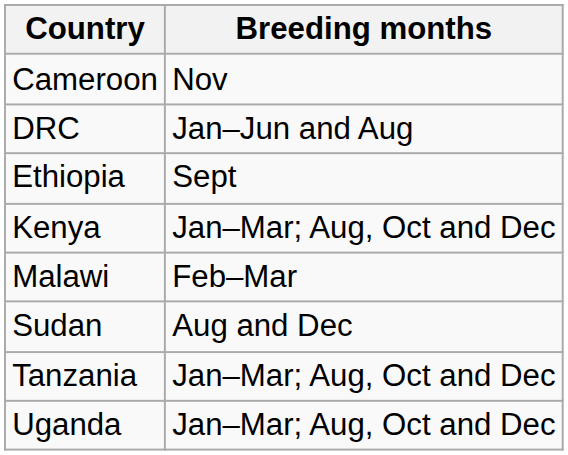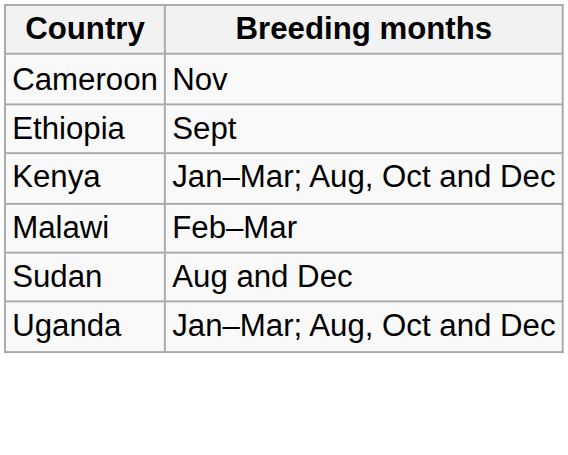- row: (46, 128)
- row: (75, 375)
